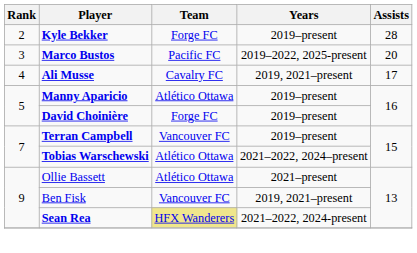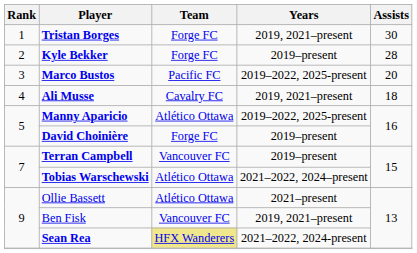+ row: (80, 35)
(391, 75) 17 -> (391, 96) 18
(304, 96) 2019–present -> (304, 116) 2019–2022, 2025-present
